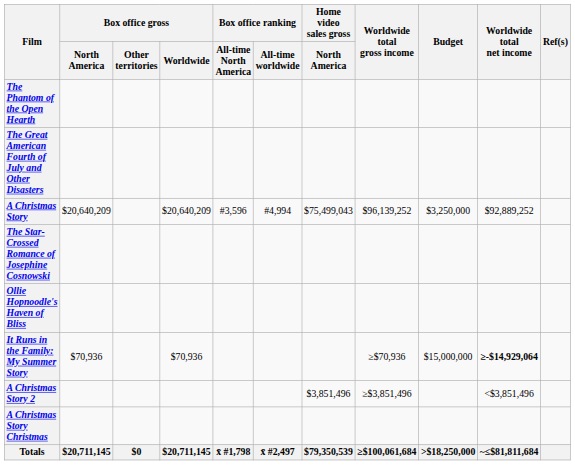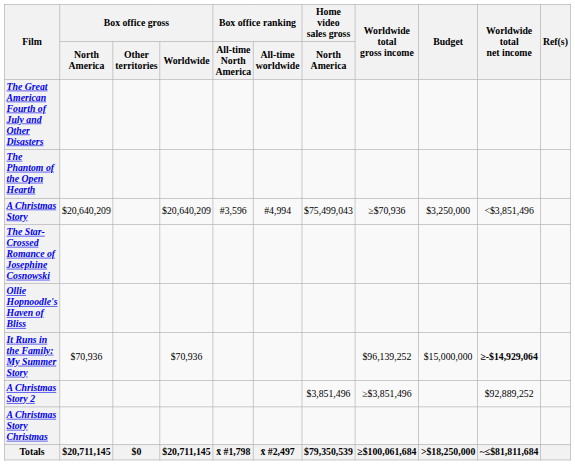rows swapped: (30, 103) <-> (27, 162)
(387, 211) $96,139,252 -> (387, 211) ≥$70,936
(509, 211) $92,889,252 -> (509, 211) <$3,851,496
(387, 356) ≥$70,936 -> (387, 356) $96,139,252
(509, 394) <$3,851,496 -> (509, 394) $92,889,252
